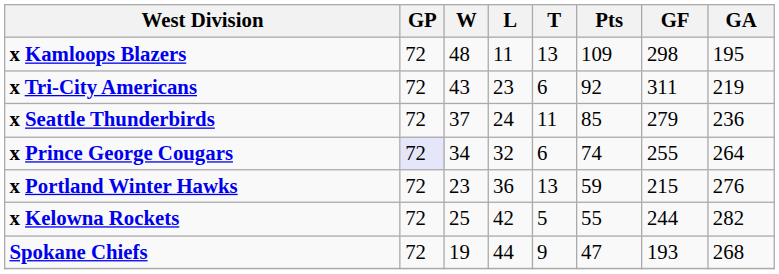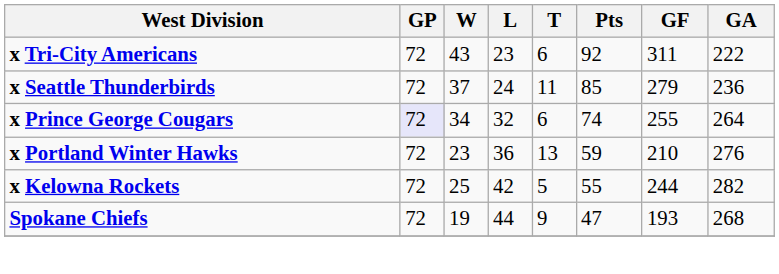- row: (98, 53)
(728, 86) 219 -> (728, 53) 222
(663, 185) 215 -> (663, 152) 210
